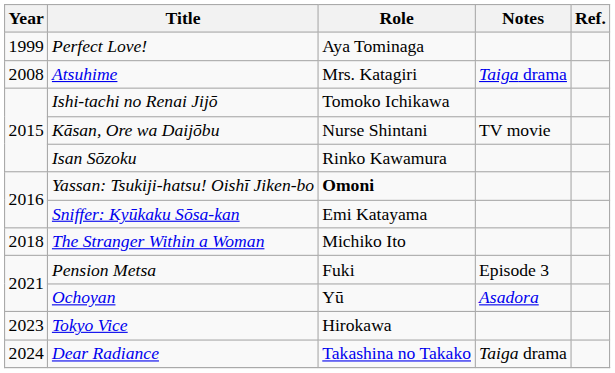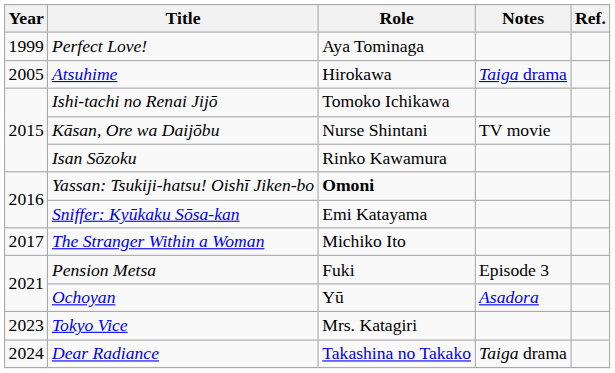(26, 74) 2008 -> (26, 74) 2005
(370, 74) Mrs. Katagiri -> (357, 74) Hirokawa
(26, 241) 2018 -> (26, 241) 2017
(357, 325) Hirokawa -> (370, 325) Mrs. Katagiri
